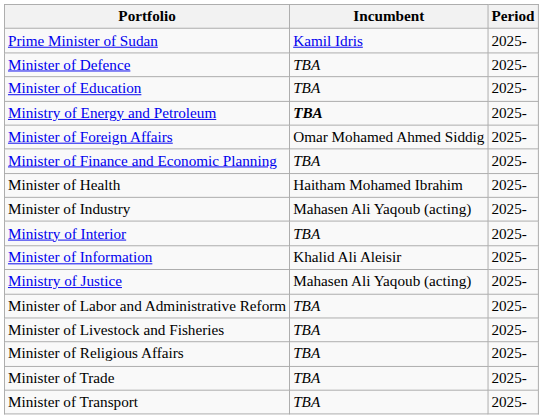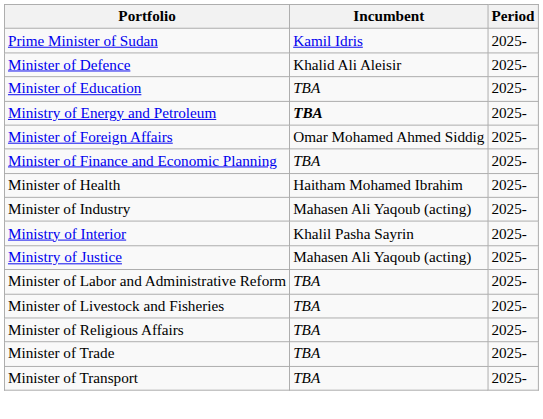(307, 64) TBA -> (347, 64) Khalid Ali Aleisir
(307, 233) TBA -> (354, 233) Khalil Pasha Sayrin
- row: (80, 257)
